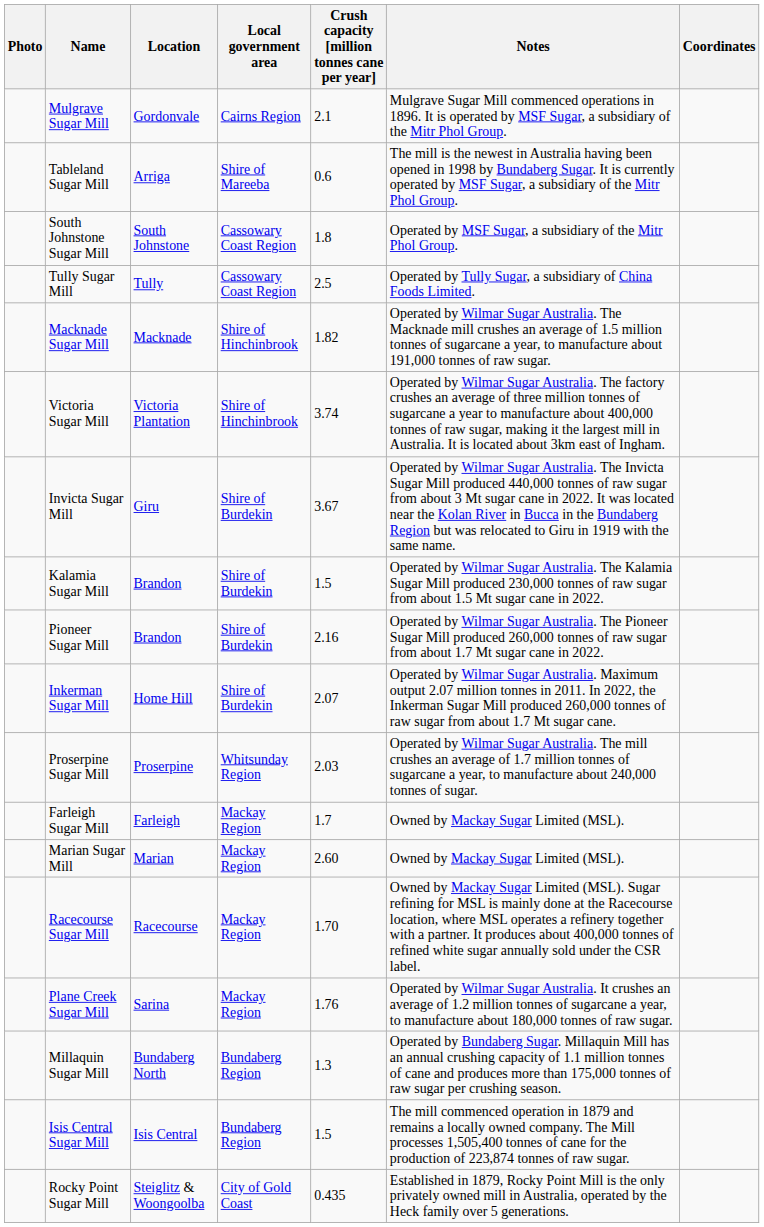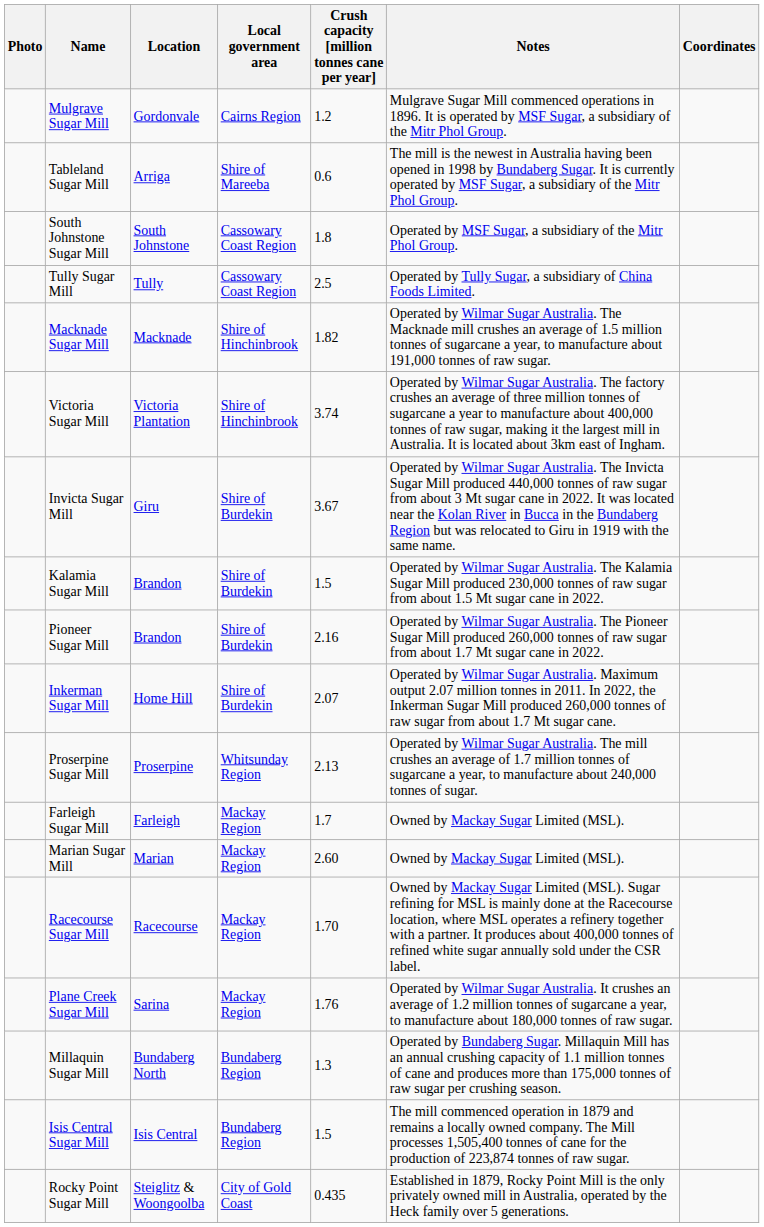(323, 115) 2.1 -> (323, 115) 1.2
(326, 767) 2.03 -> (326, 767) 2.13
